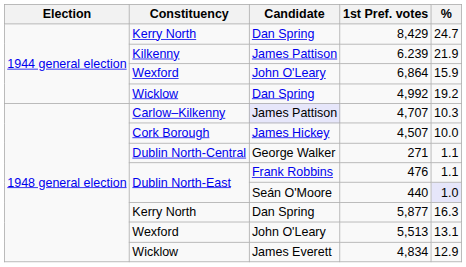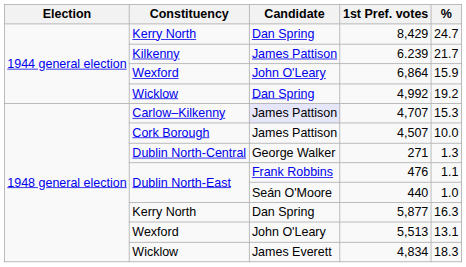(446, 53) 21.9 -> (446, 53) 21.7
(446, 113) 10.3 -> (446, 113) 15.3
(291, 133) James Hickey -> (295, 133) James Pattison
(450, 152) 1.1 -> (450, 152) 1.3
(450, 192) lavender background -> (450, 192) no background
(446, 251) 12.9 -> (446, 251) 18.3
